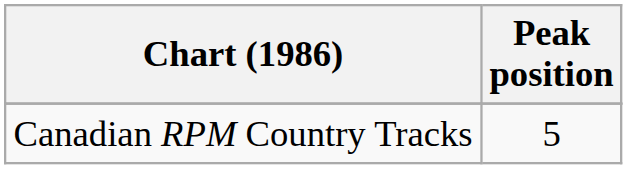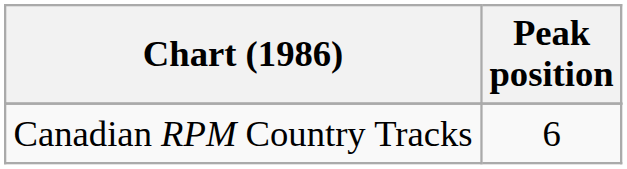(552, 132) 5 -> (552, 132) 6
